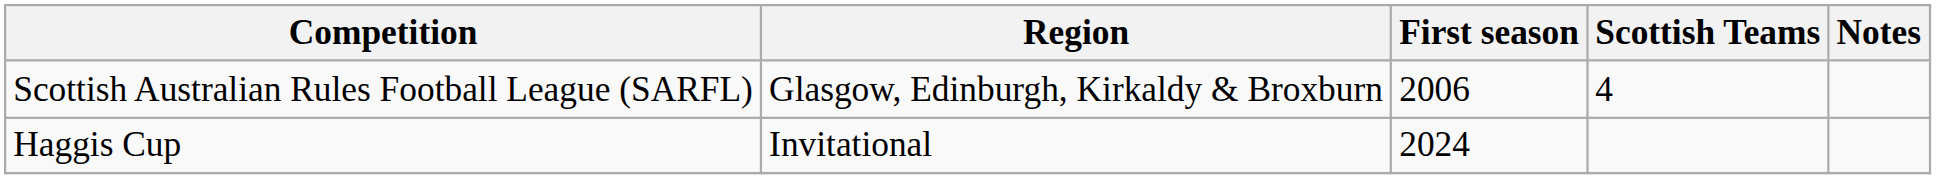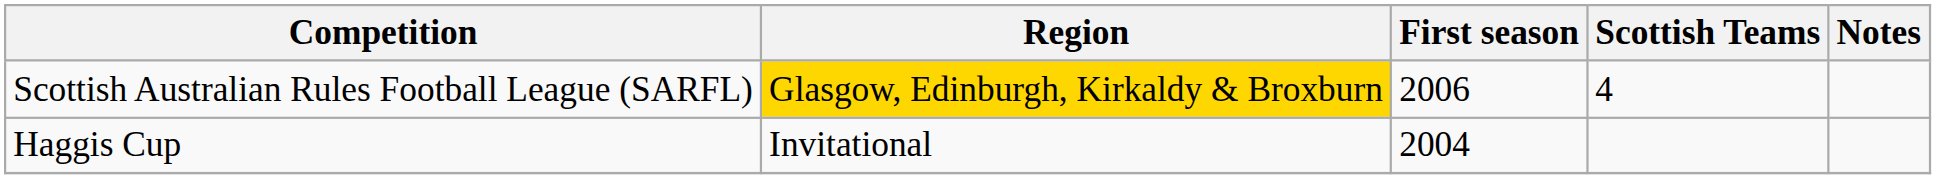(1076, 88) no background -> (1076, 88) gold background
(1435, 144) 2024 -> (1435, 144) 2004
